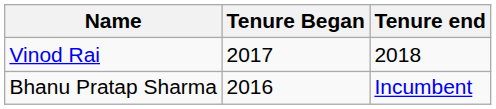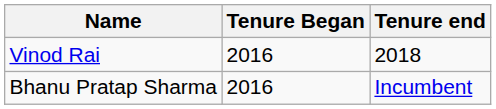(250, 54) 2017 -> (250, 54) 2016
